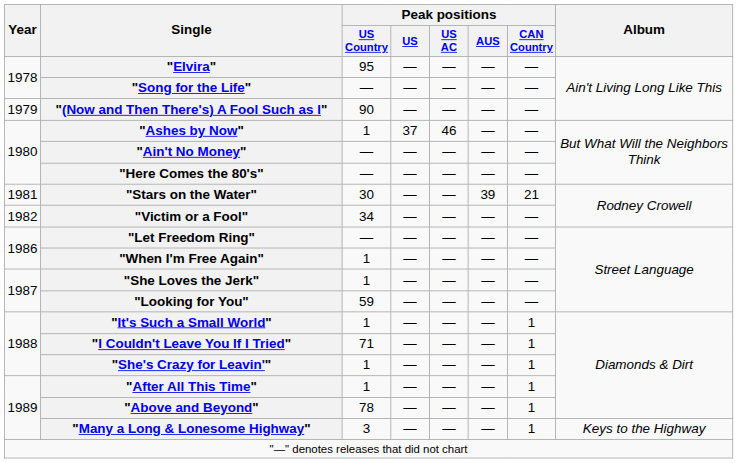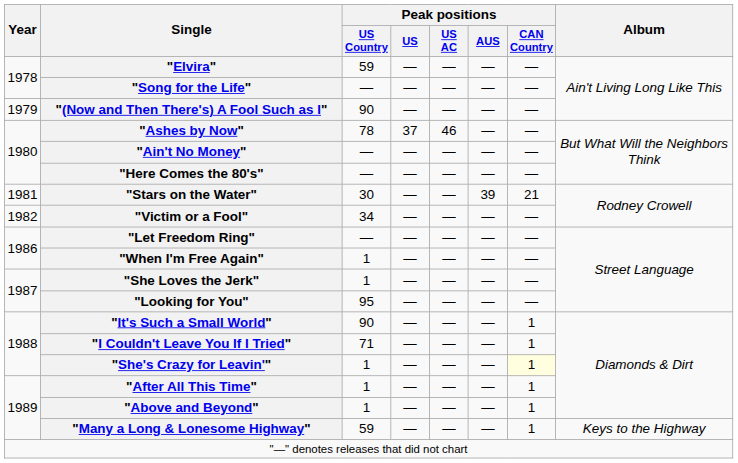(366, 66) 95 -> (366, 66) 59
(366, 130) 1 -> (366, 130) 78
(366, 301) 59 -> (366, 301) 95
(366, 322) 1 -> (366, 322) 90
(531, 365) no background -> (531, 365) lightyellow background
(366, 408) 78 -> (366, 408) 1
(366, 429) 3 -> (366, 429) 59
